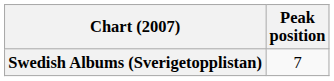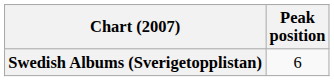(298, 62) 7 -> (298, 62) 6
